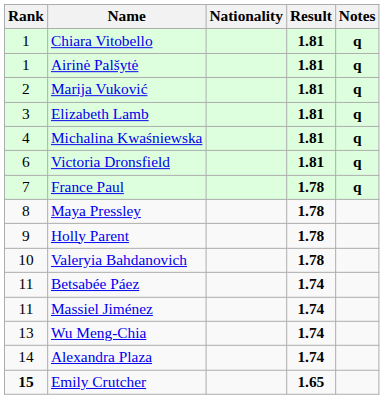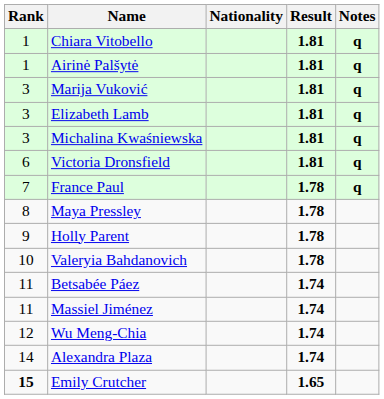(26, 89) 2 -> (26, 89) 3
(26, 138) 4 -> (26, 138) 3
(26, 333) 13 -> (26, 333) 12
